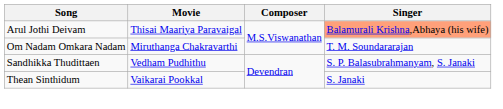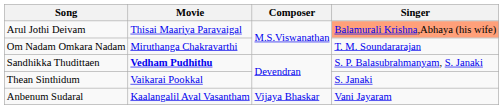(168, 63) normal -> (171, 63) bold
+ row: (45, 96)
